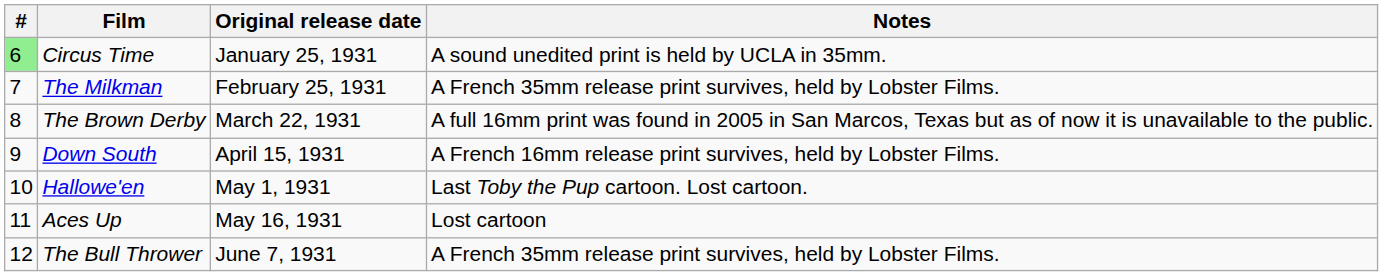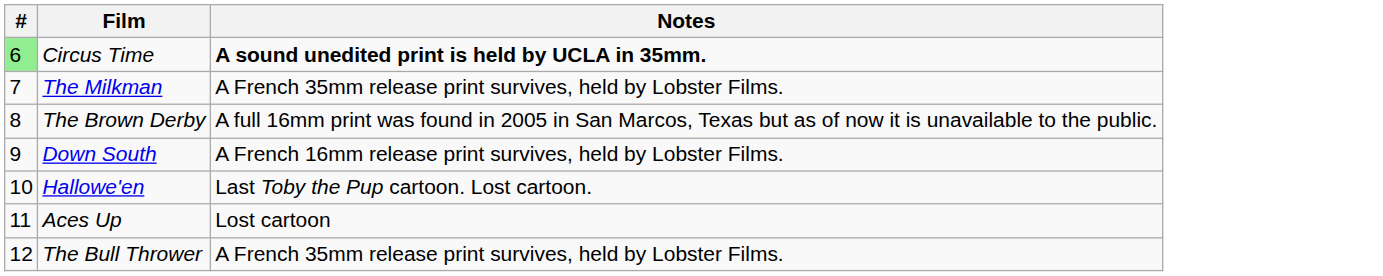- column: (318, 21)
(659, 54) normal -> (461, 54) bold
